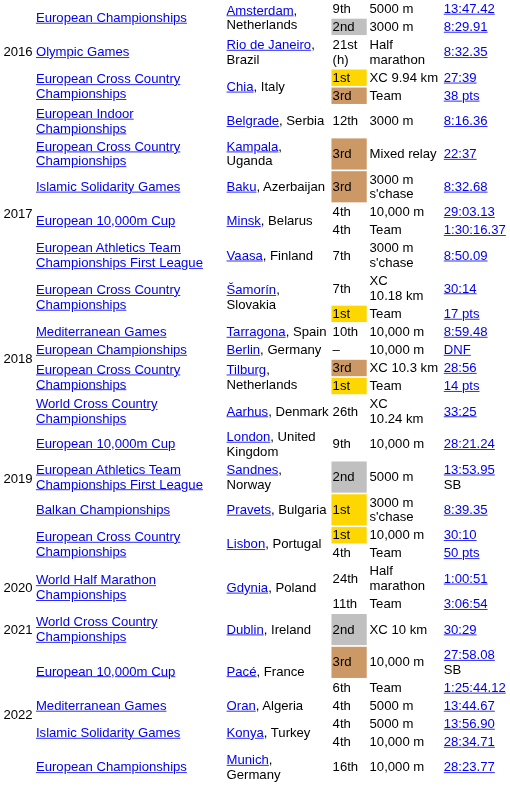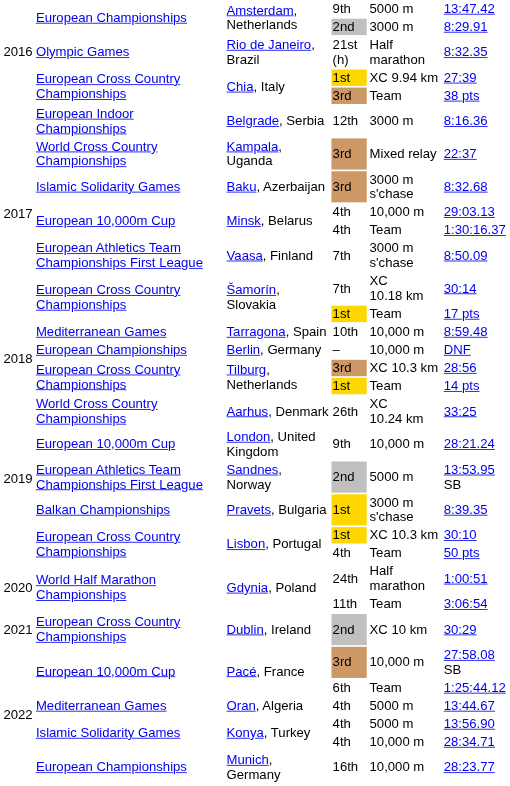(108, 154) European Cross Country Championships -> (97, 154) World Cross Country Championships
(397, 535) 10,000 m -> (404, 535) XC 10.3 km
(97, 629) World Cross Country Championships -> (108, 629) European Cross Country Championships
